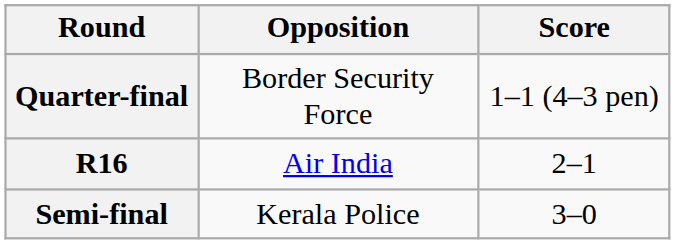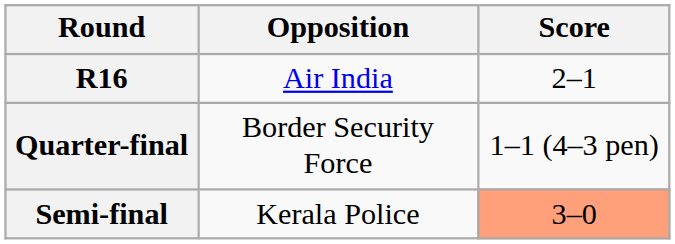rows swapped: (102, 163) <-> (102, 96)
(574, 213) no background -> (574, 213) lightsalmon background
